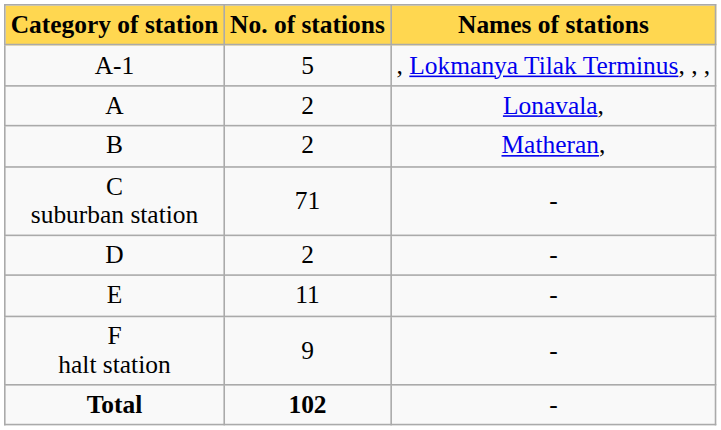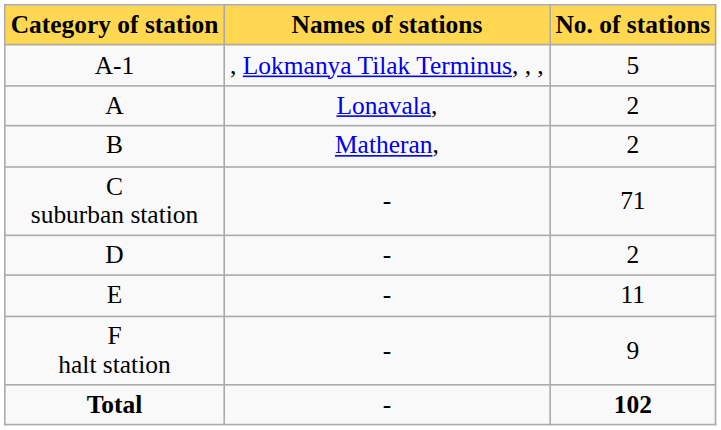columns swapped: (307, 24) <-> (553, 24)
